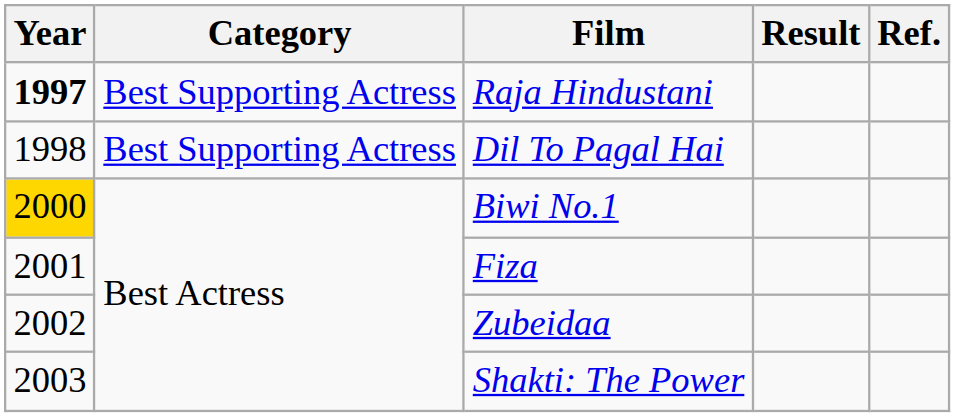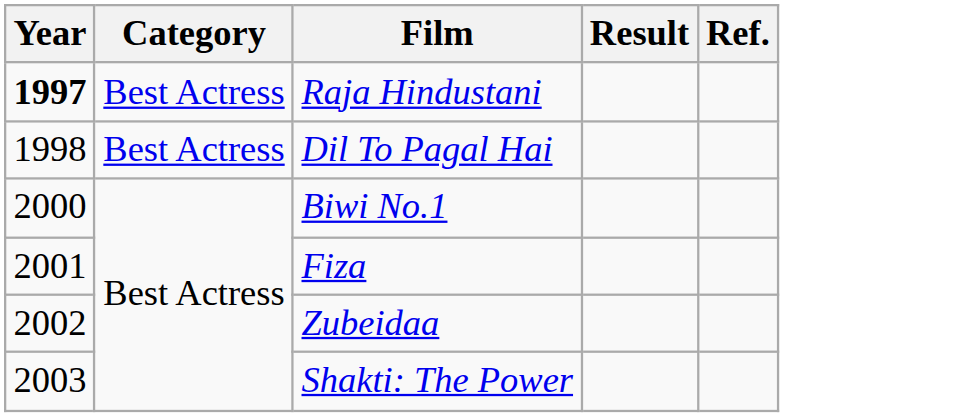(280, 91) Best Supporting Actress -> (194, 91) Best Actress
(280, 149) Best Supporting Actress -> (194, 149) Best Actress
(50, 206) gold background -> (50, 206) no background
